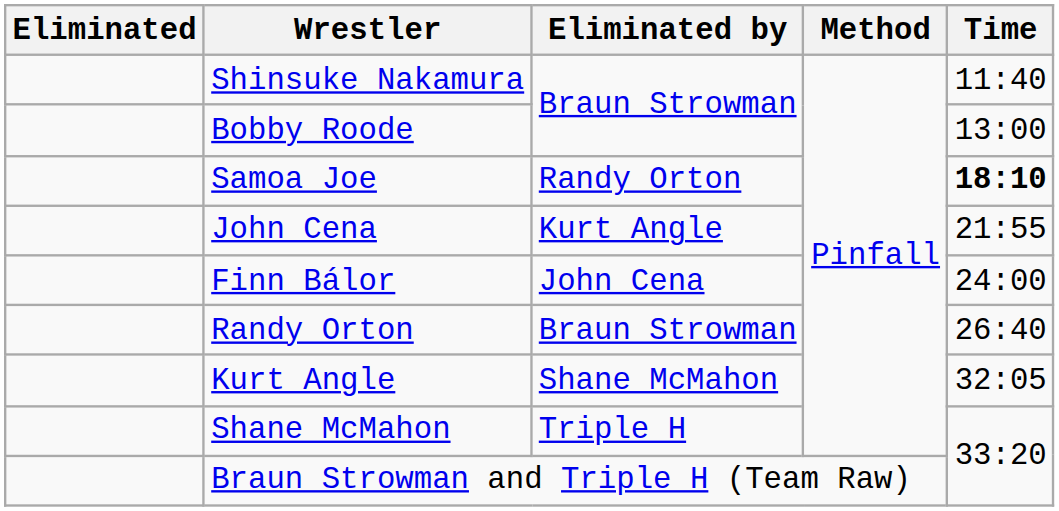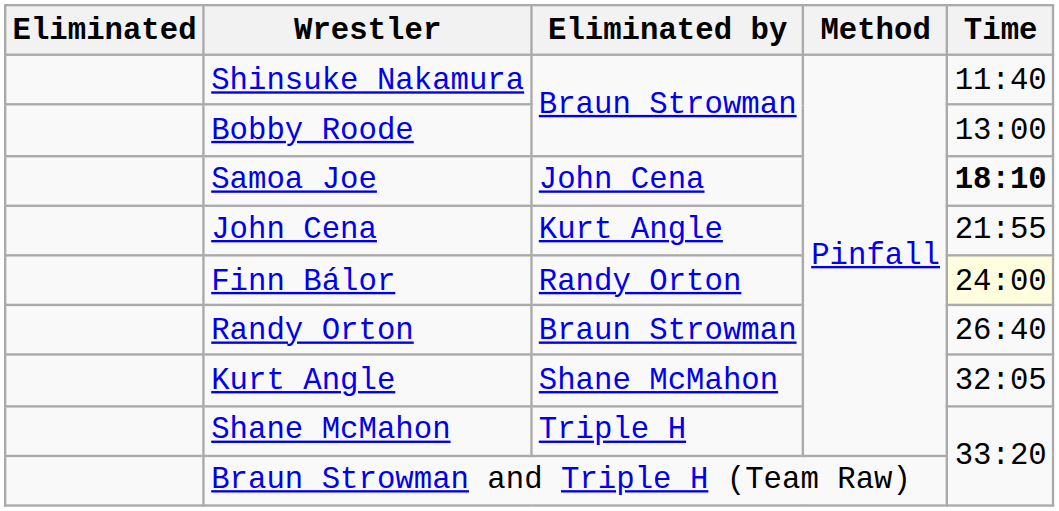(640, 180) Randy Orton -> (622, 180) John Cena
(622, 280) John Cena -> (640, 280) Randy Orton
(1001, 280) no background -> (1001, 280) lightyellow background
